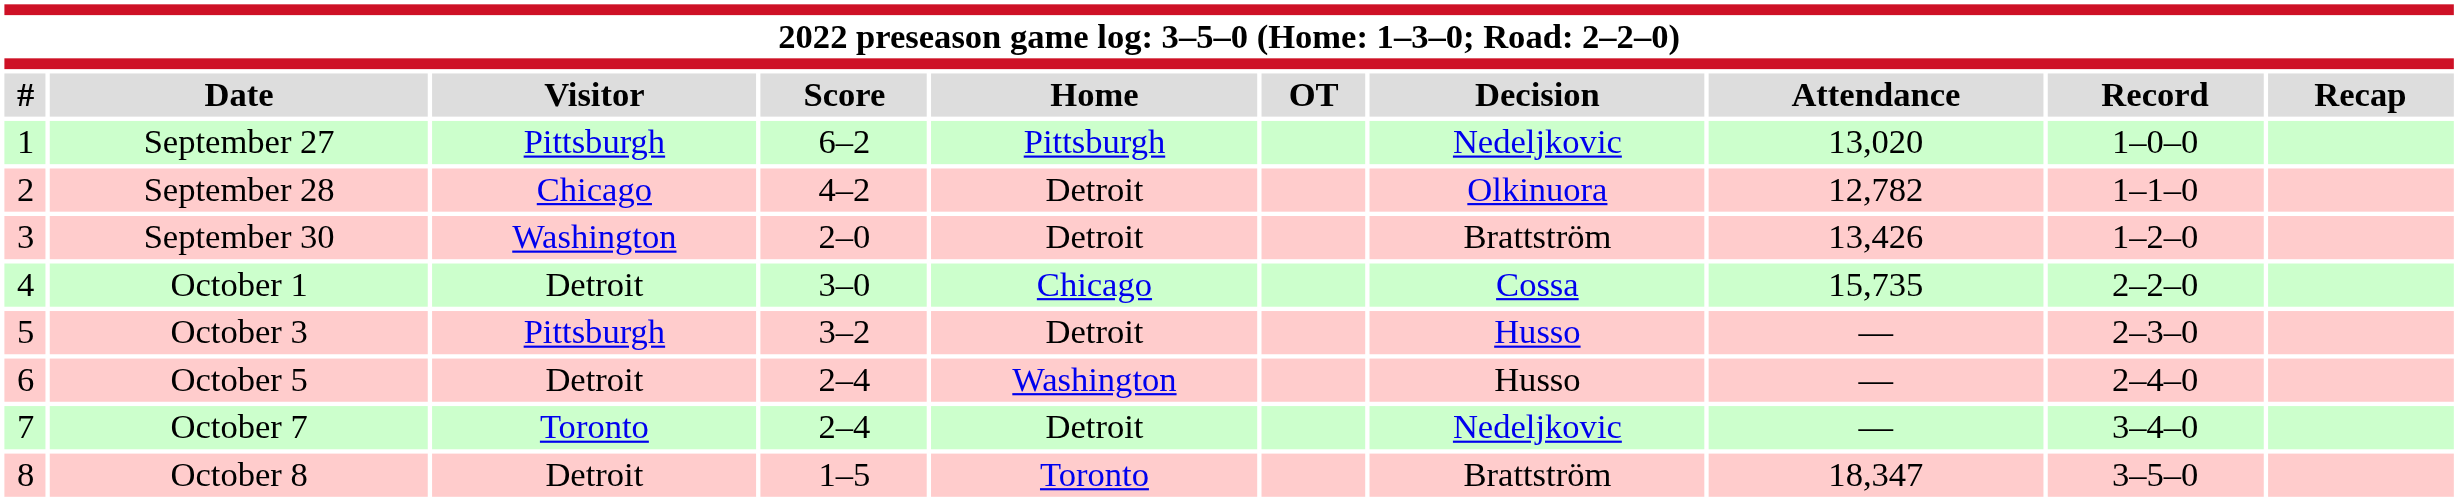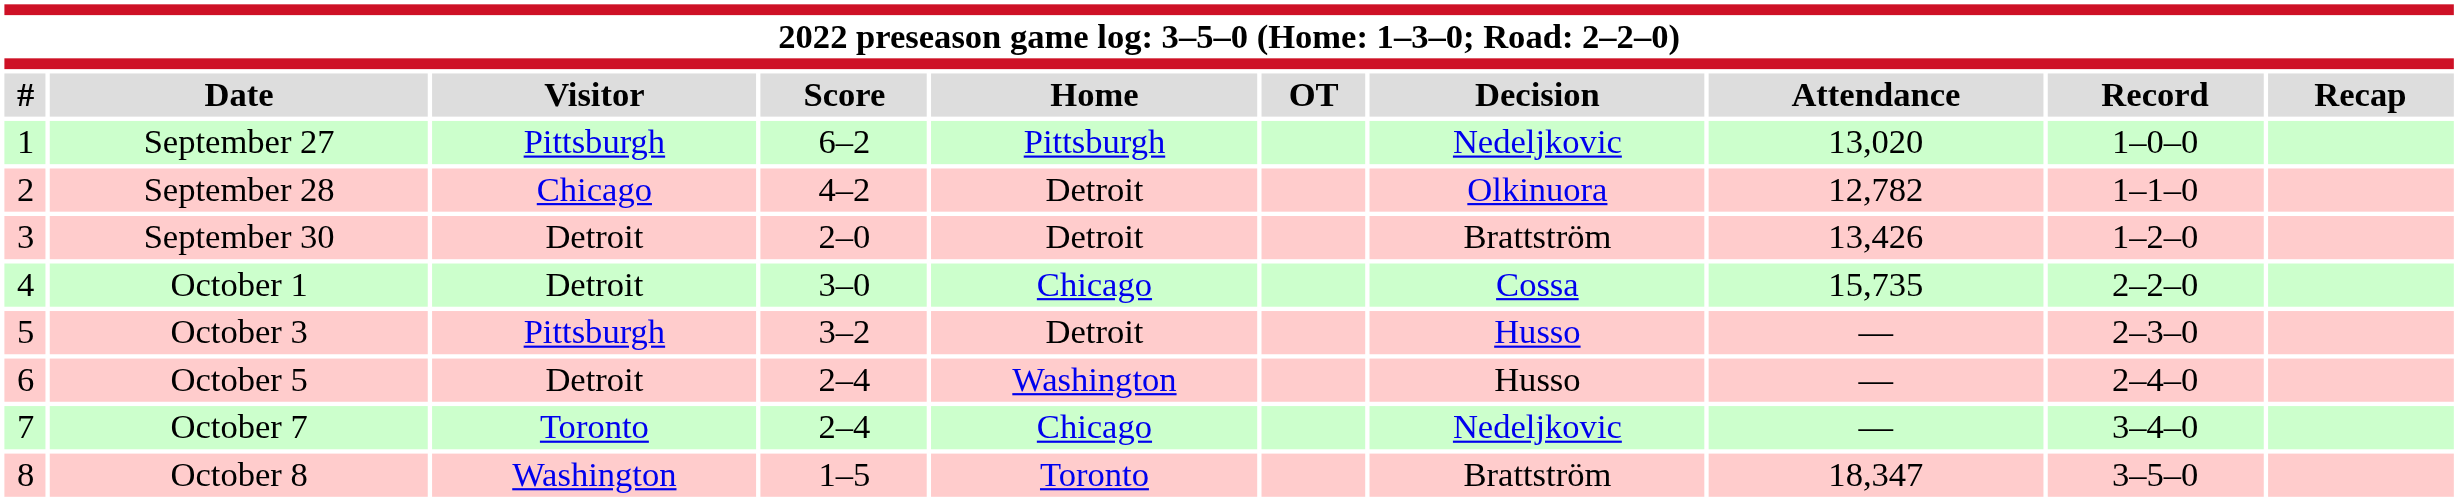(594, 237) Washington -> (594, 237) Detroit
(1094, 427) Detroit -> (1094, 427) Chicago
(594, 474) Detroit -> (594, 474) Washington
